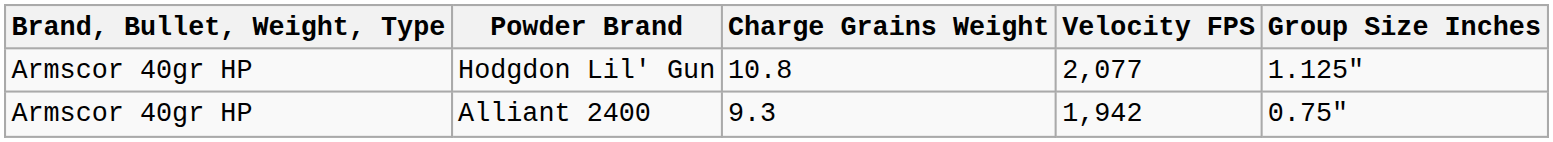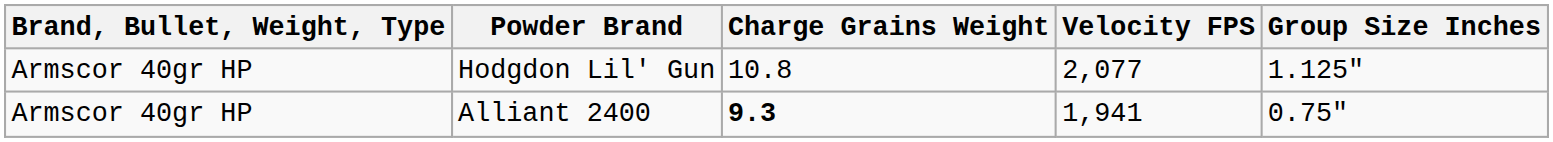(752, 114) normal -> (752, 114) bold
(1102, 114) 1,942 -> (1102, 114) 1,941
